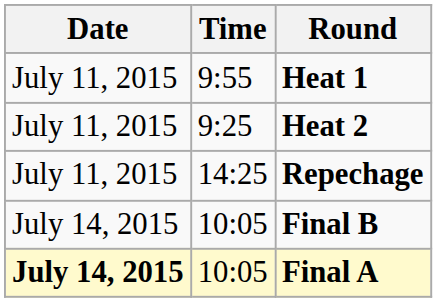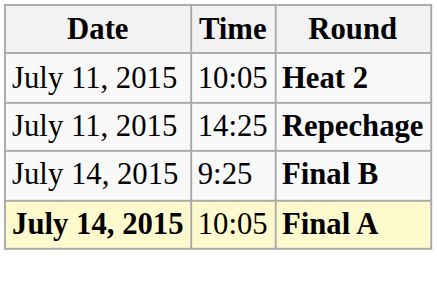- row: (325, 77)
(225, 126) 9:25 -> (233, 77) 10:05
(233, 223) 10:05 -> (225, 175) 9:25
